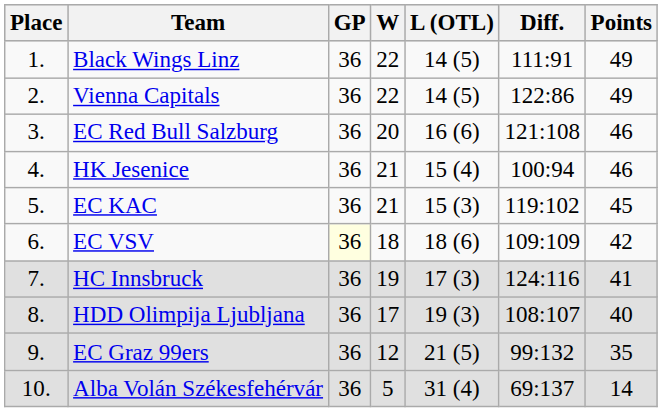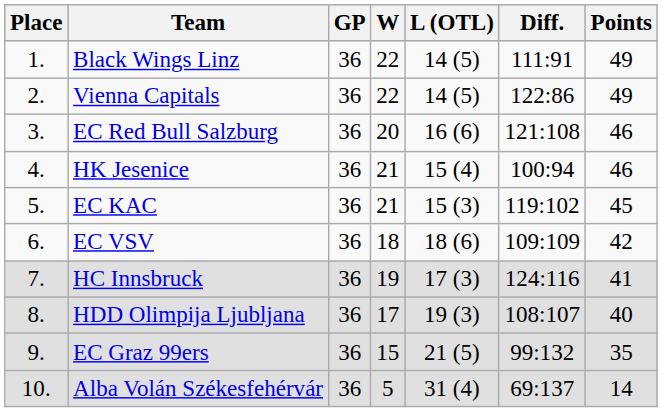(350, 242) lightyellow background -> (350, 242) no background
(388, 351) 12 -> (388, 351) 15
